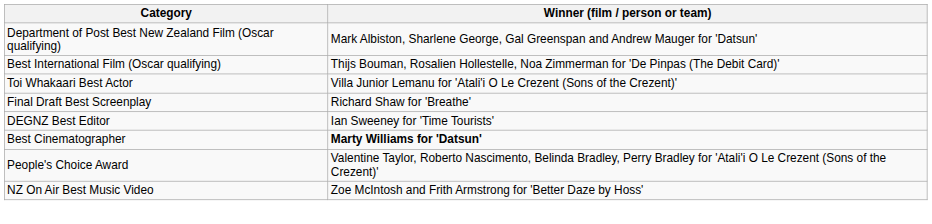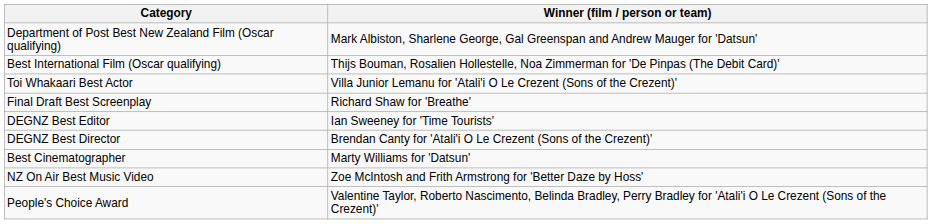+ row: (64, 139)
(406, 139) bold -> (401, 158) normal
rows swapped: (80, 190) <-> (68, 165)
